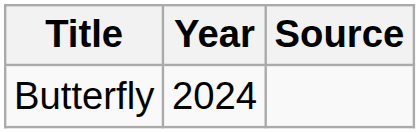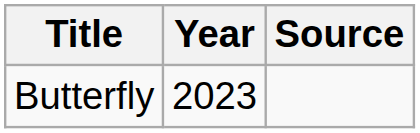(214, 95) 2024 -> (214, 95) 2023
